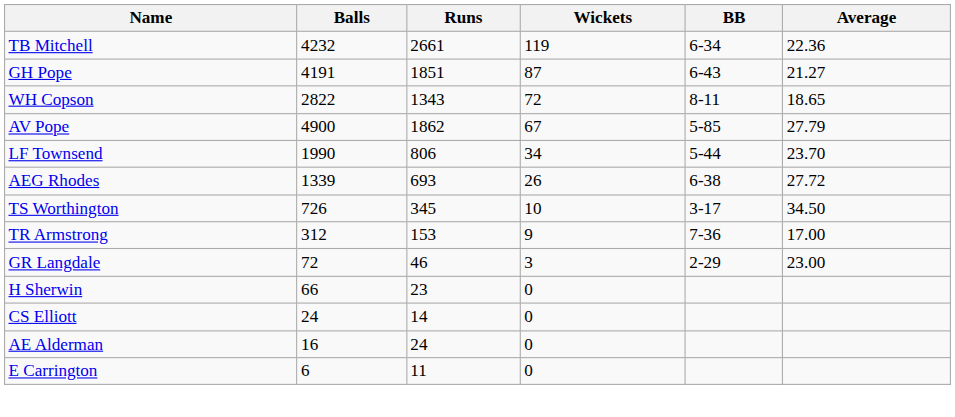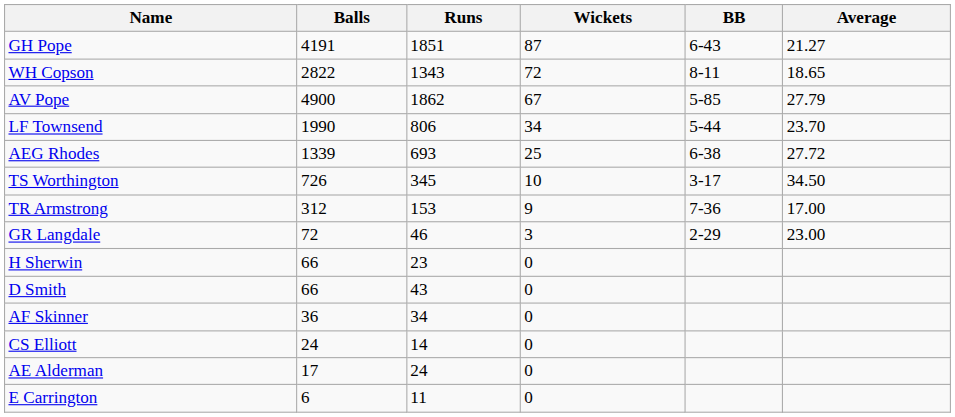- row: (51, 45)
(533, 180) 26 -> (533, 153) 25
+ row: (37, 289)
+ row: (48, 316)
(310, 343) 16 -> (310, 371) 17
